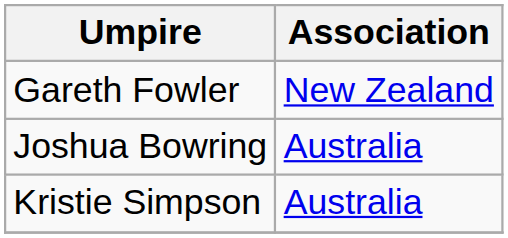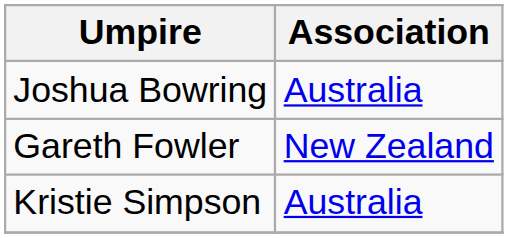rows swapped: (140, 145) <-> (126, 89)
